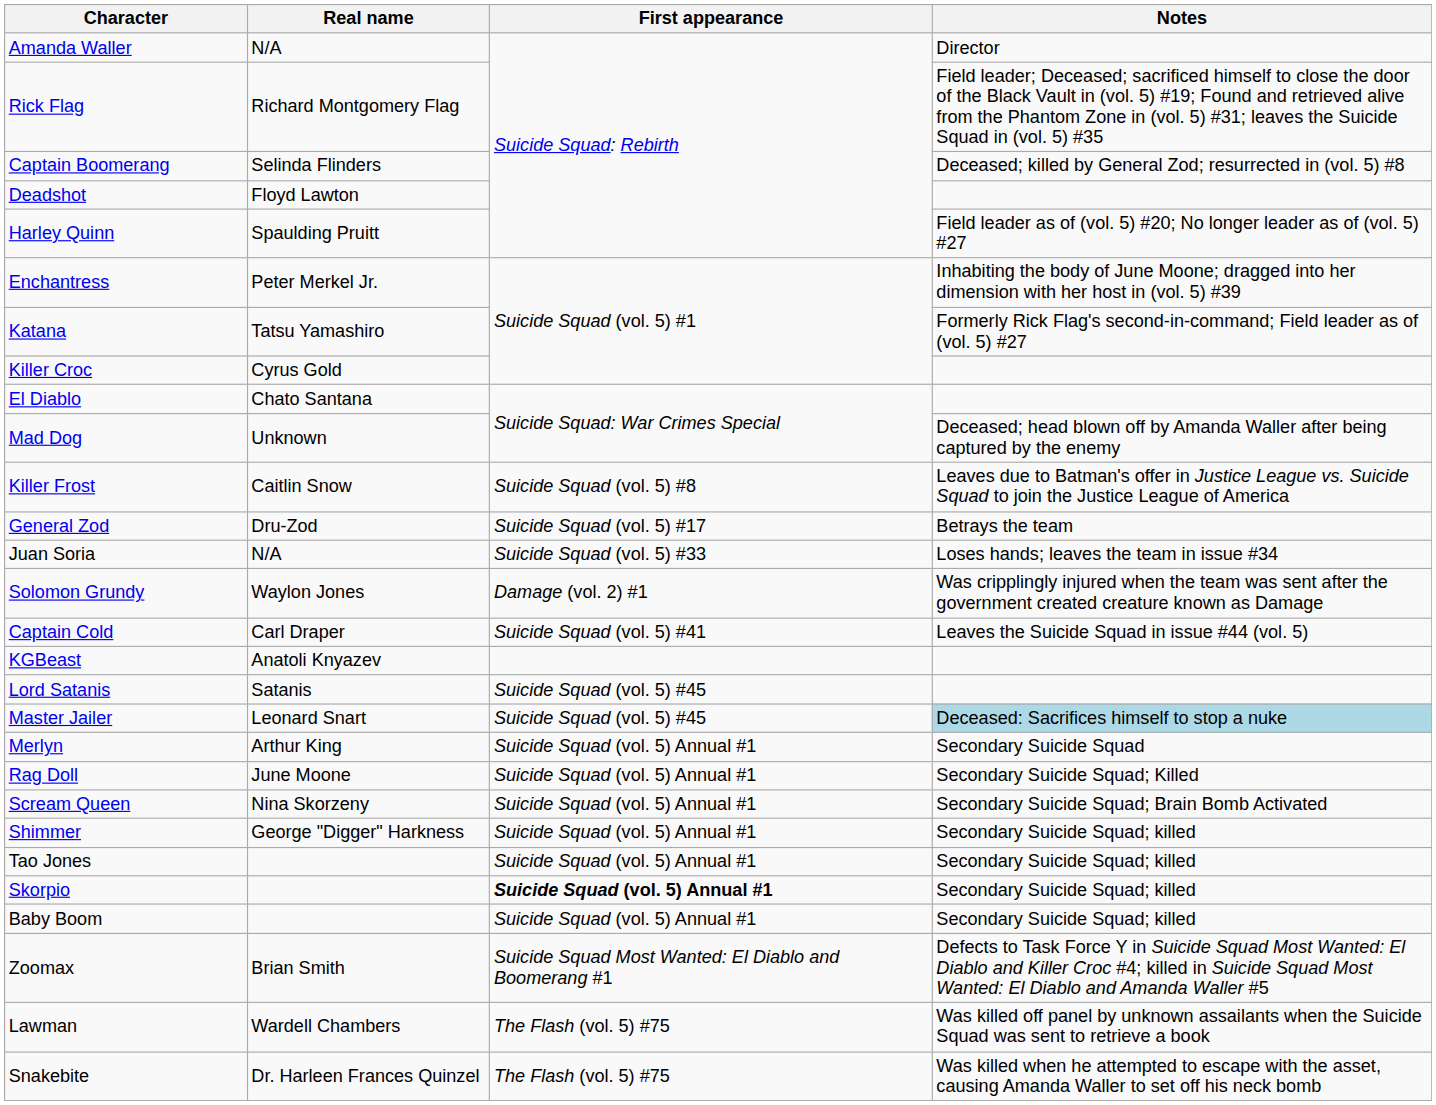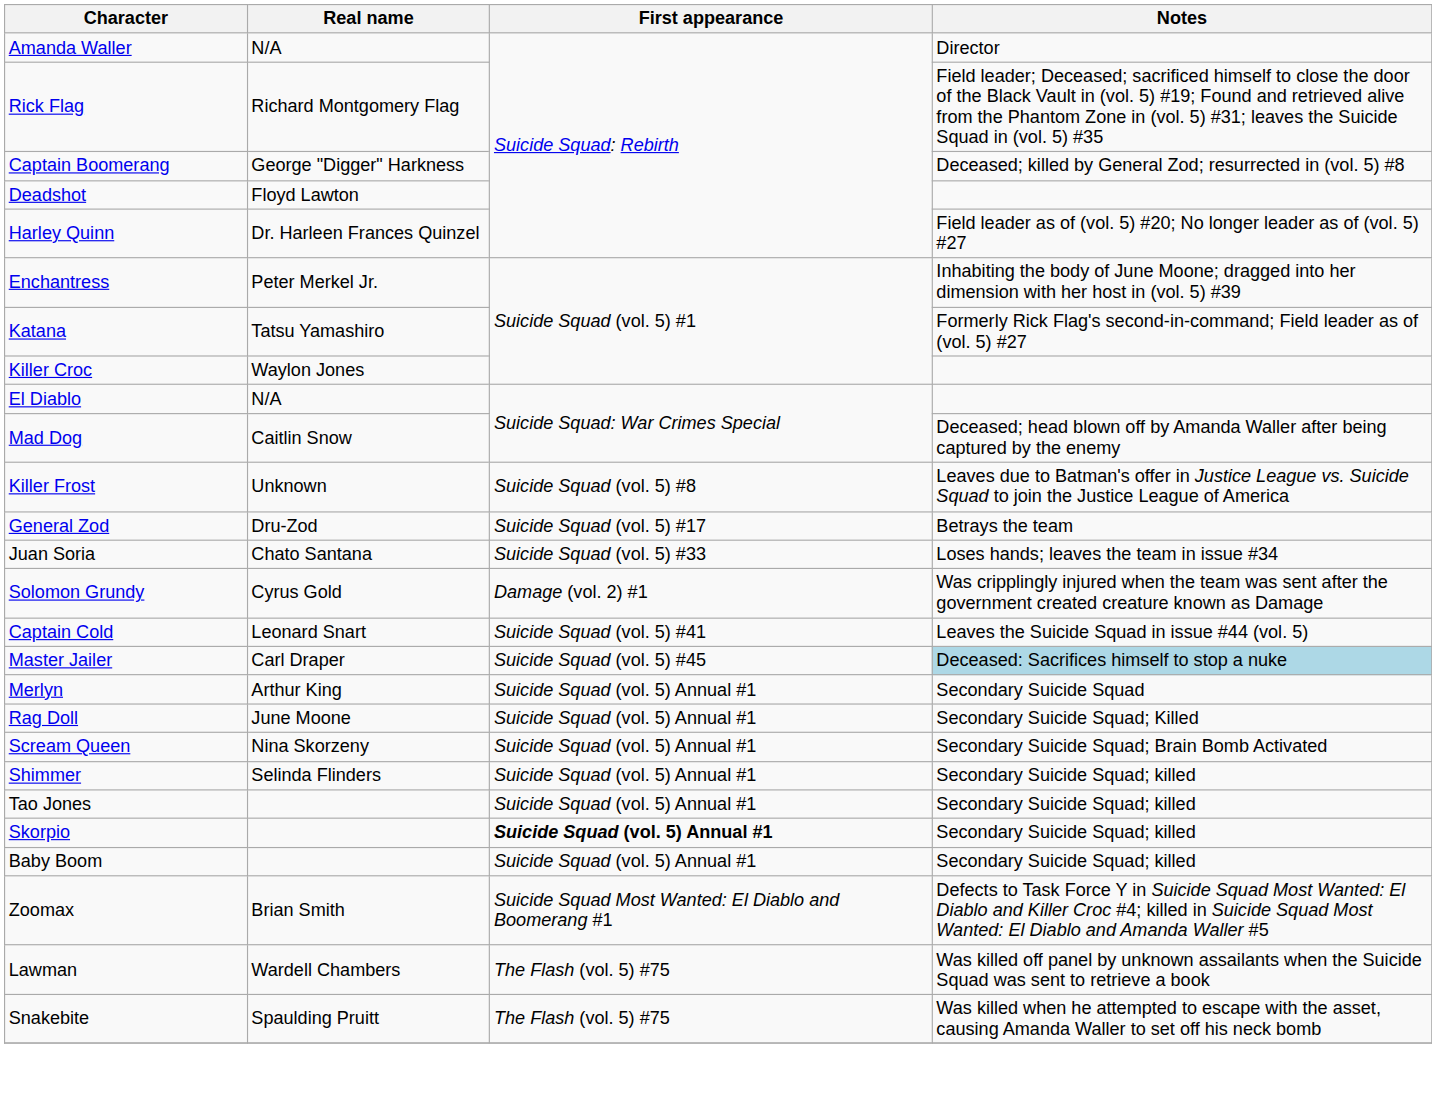(316, 165) Selinda Flinders -> (358, 165) George "Digger" Harkness
(315, 233) Spaulding Pruitt -> (365, 233) Dr. Harleen Frances Quinzel
(297, 370) Cyrus Gold -> (308, 370) Waylon Jones
(312, 398) Chato Santana -> (266, 398) N/A
(289, 437) Unknown -> (302, 437) Caitlin Snow
(302, 486) Caitlin Snow -> (289, 486) Unknown
(266, 554) N/A -> (312, 554) Chato Santana
(308, 593) Waylon Jones -> (297, 593) Cyrus Gold
(298, 632) Carl Draper -> (309, 632) Leonard Snart
- row: (45, 660)
- row: (59, 689)
(309, 718) Leonard Snart -> (298, 660) Carl Draper
(358, 832) George "Digger" Harkness -> (316, 775) Selinda Flinders
(365, 1075) Dr. Harleen Frances Quinzel -> (315, 1018) Spaulding Pruitt
